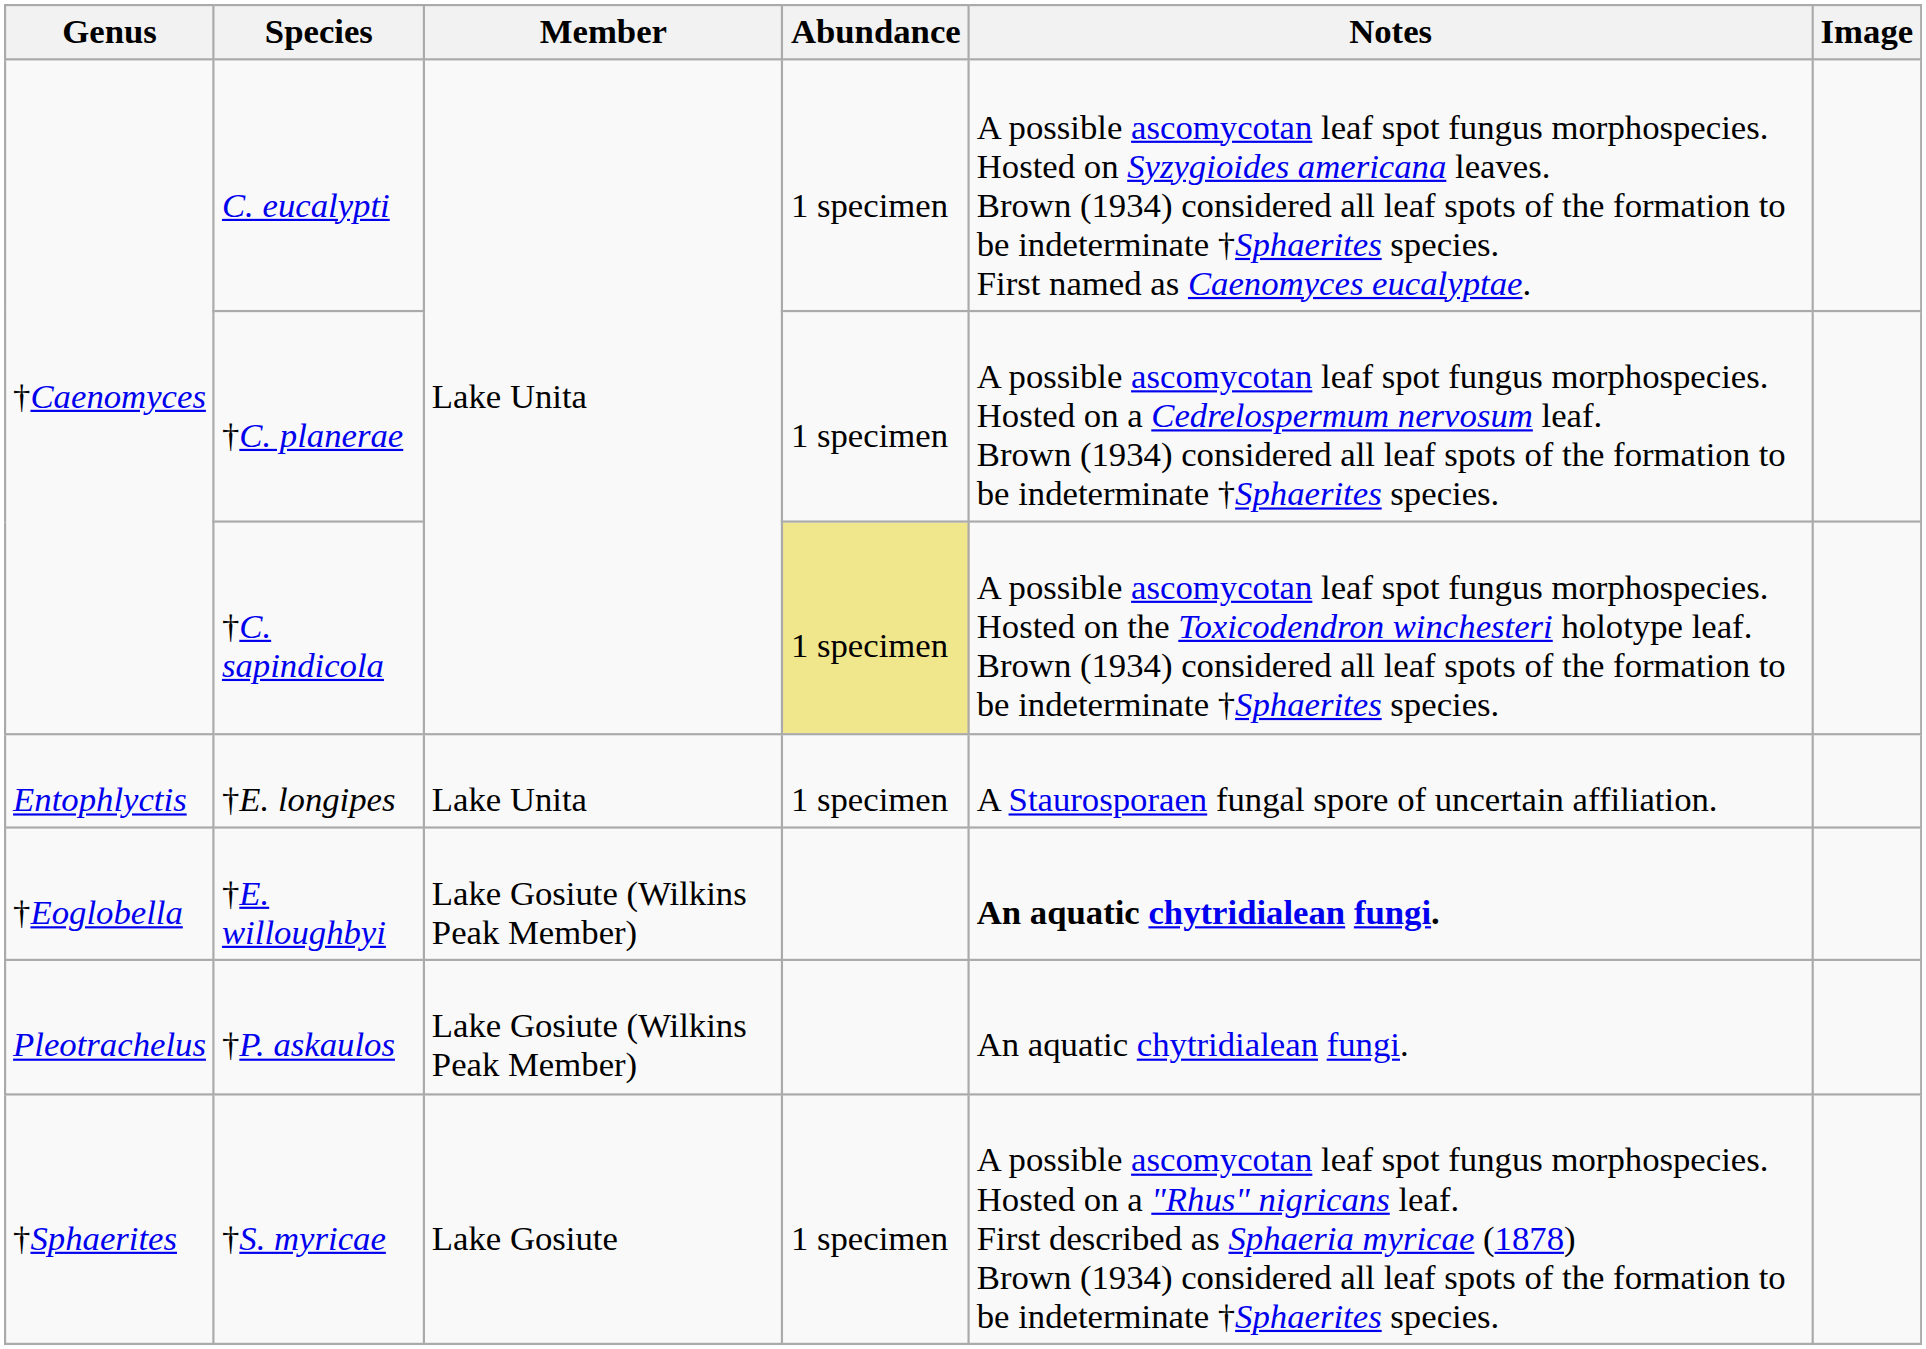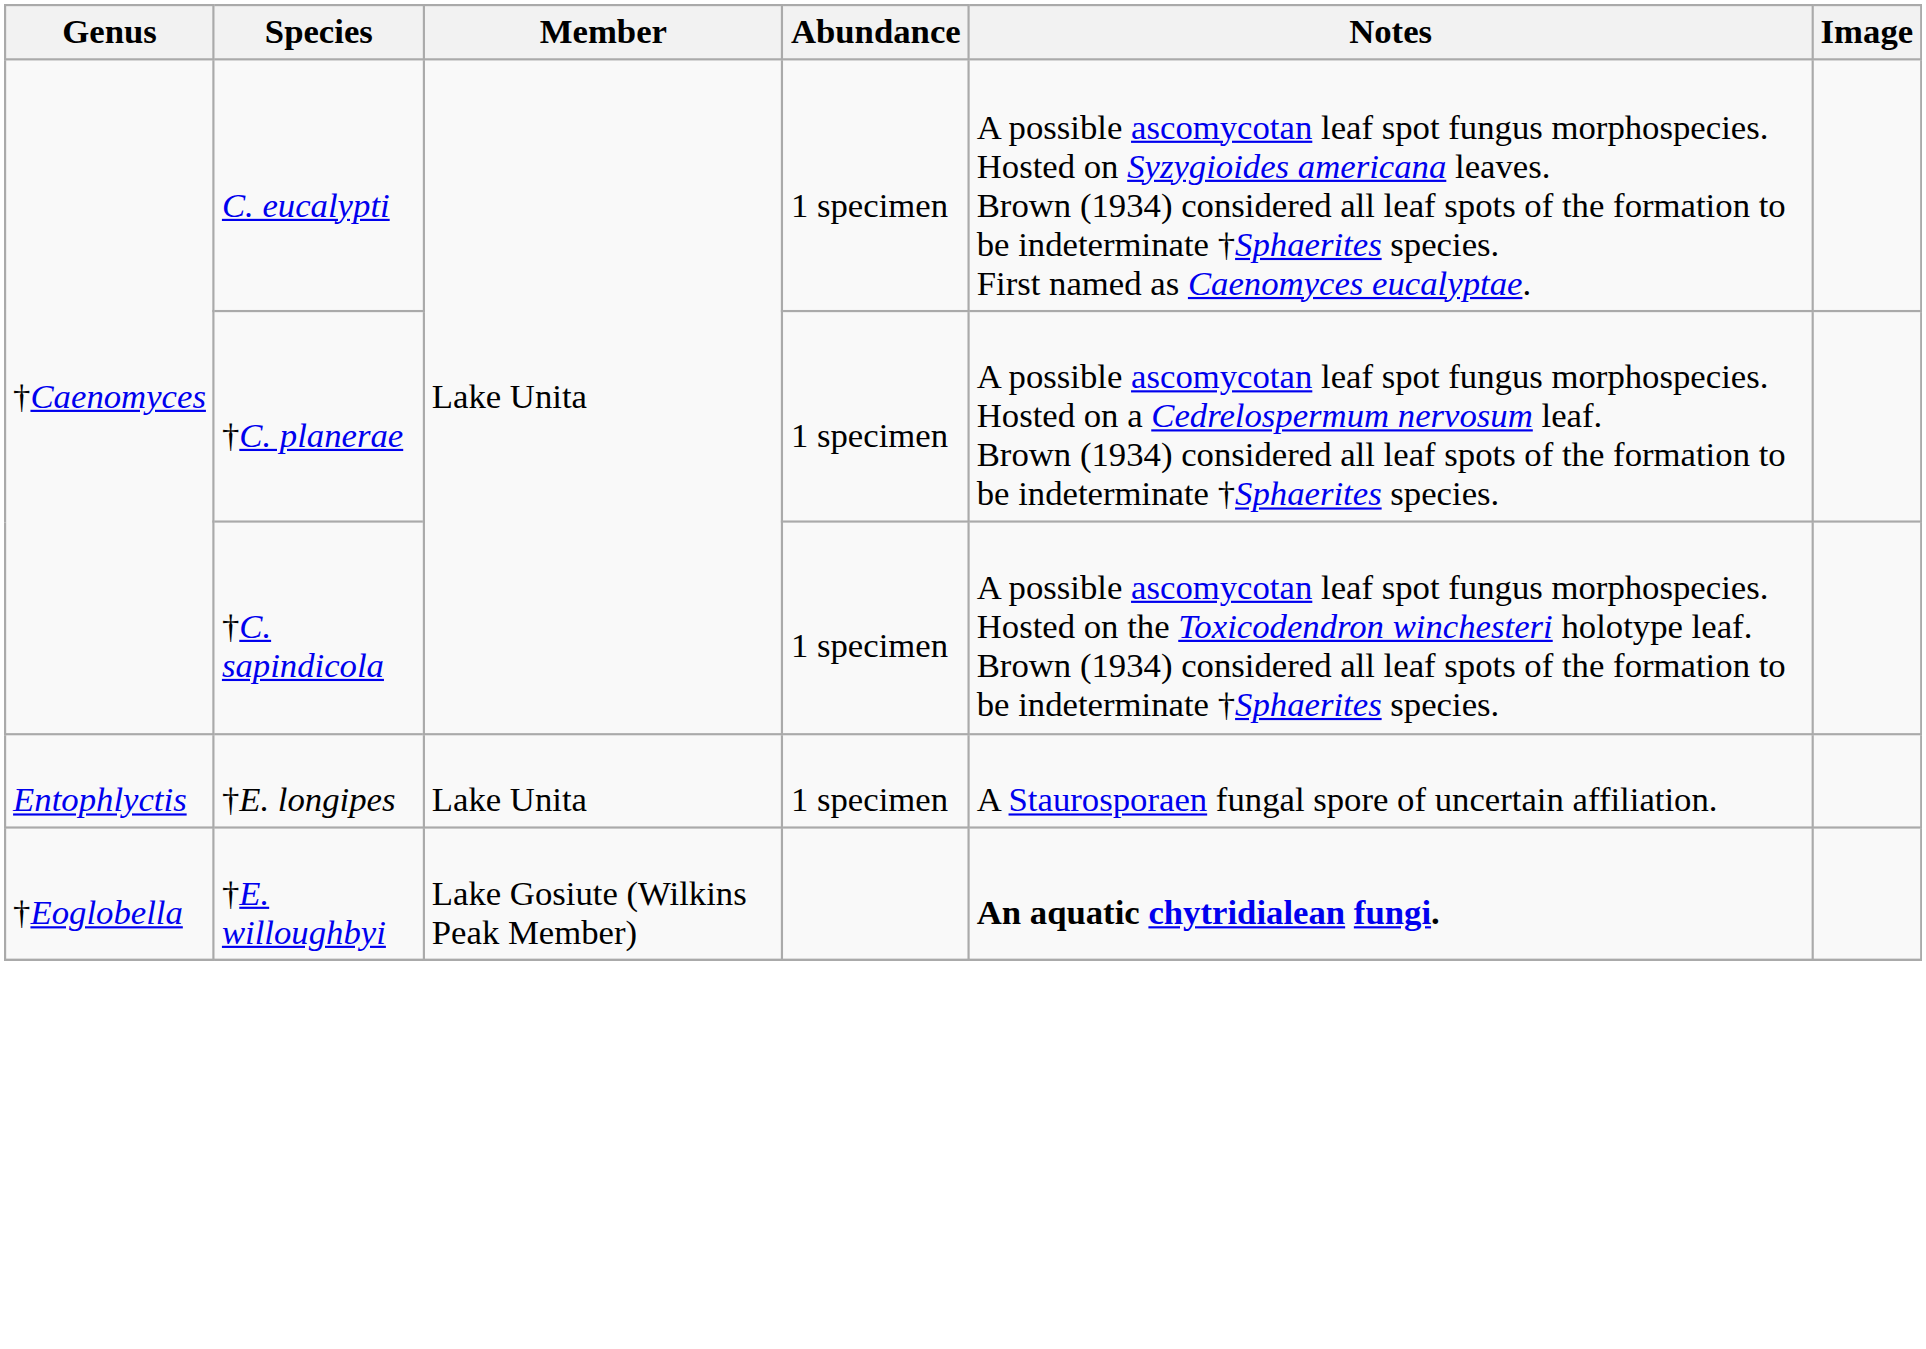(870, 646) khaki background -> (869, 646) no background
- row: (308, 1045)
- row: (304, 1237)
